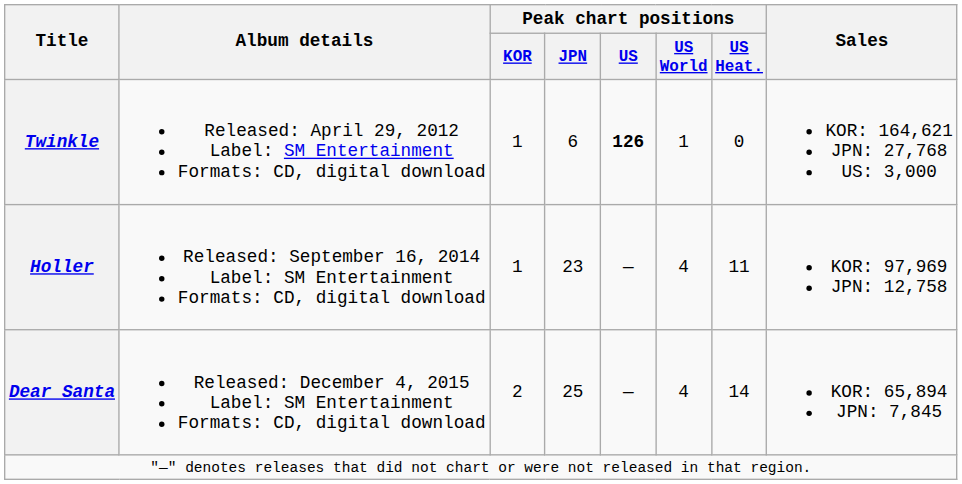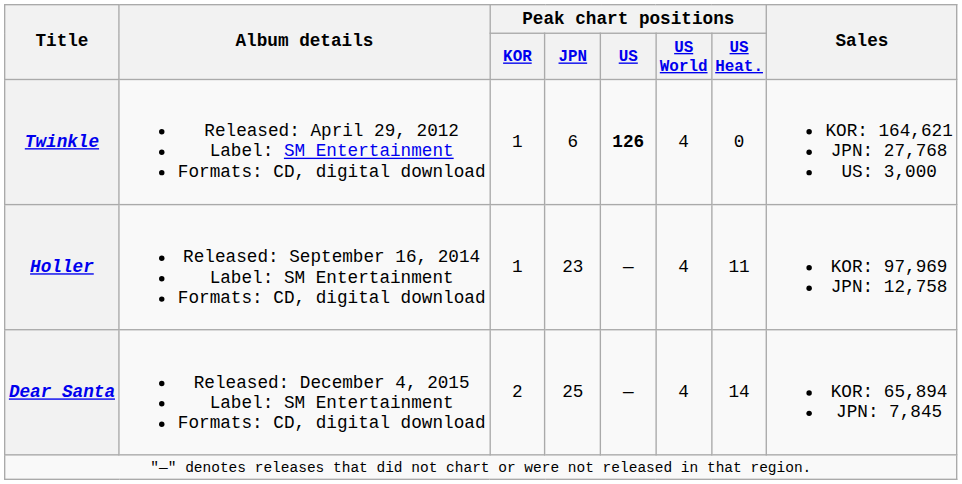(684, 142) 1 -> (684, 142) 4
